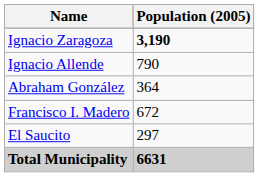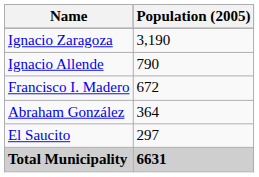(153, 40) bold -> (153, 40) normal
rows swapped: (69, 111) <-> (66, 87)
